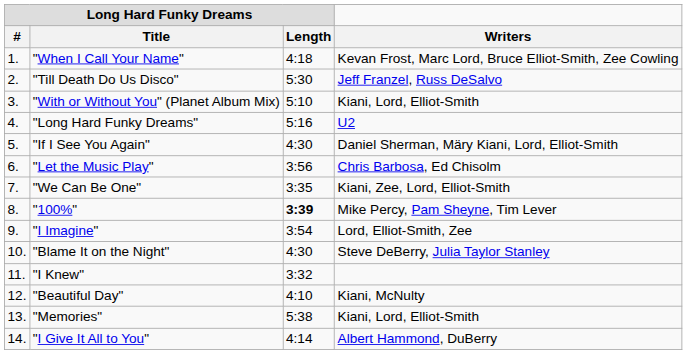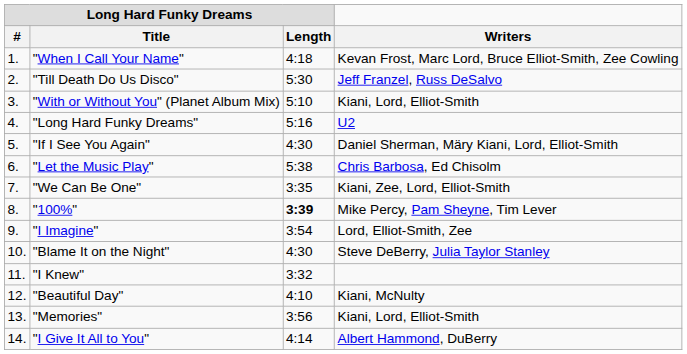(299, 166) 3:56 -> (299, 166) 5:38
(299, 317) 5:38 -> (299, 317) 3:56
